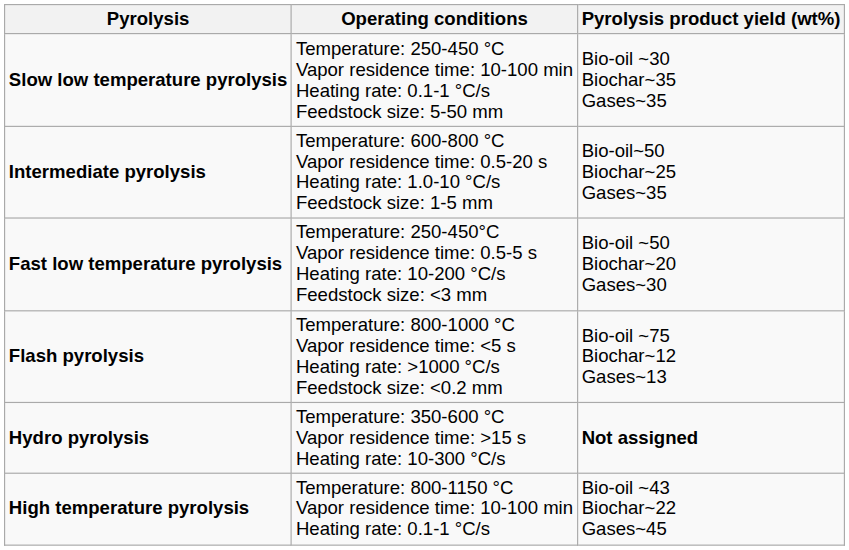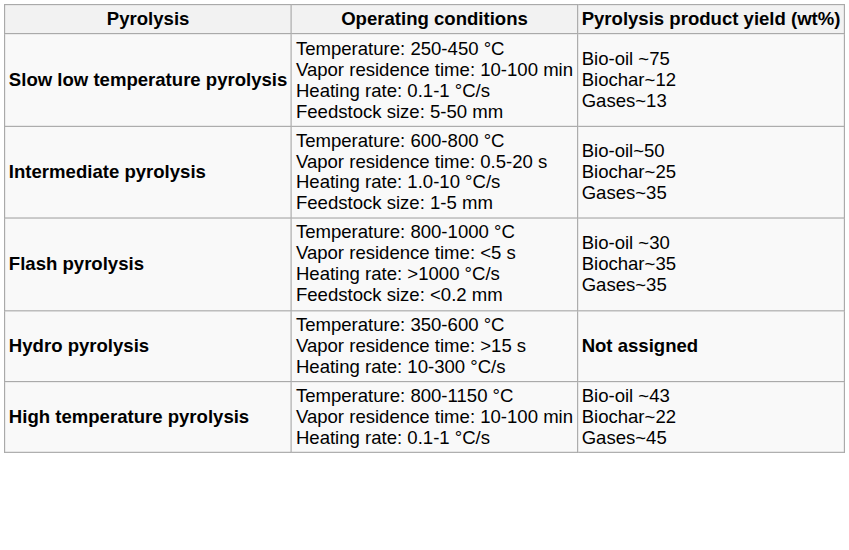(629, 79) Bio-oil ~30 Biochar~35 Gases~35 -> (629, 79) Bio-oil ~75 Biochar~12 Gases~13
- row: (146, 264)
(629, 356) Bio-oil ~75 Biochar~12 Gases~13 -> (629, 264) Bio-oil ~30 Biochar~35 Gases~35
